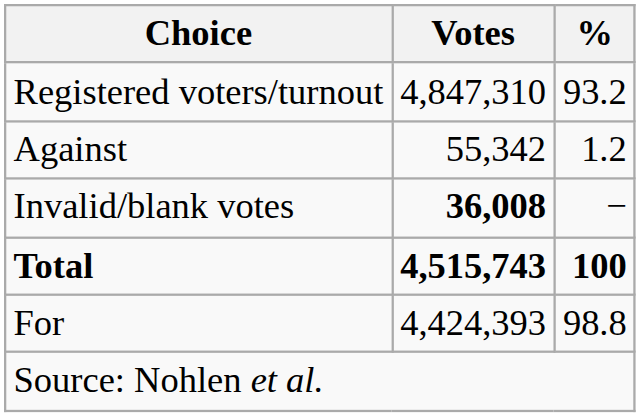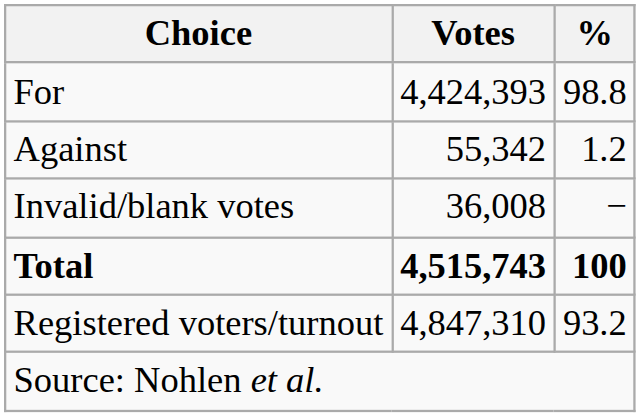rows swapped: (39, 322) <-> (198, 91)
(496, 206) bold -> (496, 206) normal
